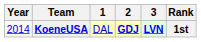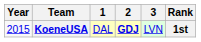(18, 29) 2014 -> (18, 29) 2015
(154, 29) bold -> (153, 29) normal
